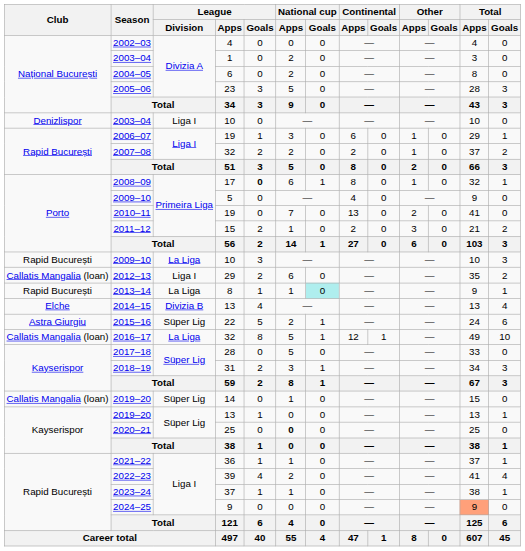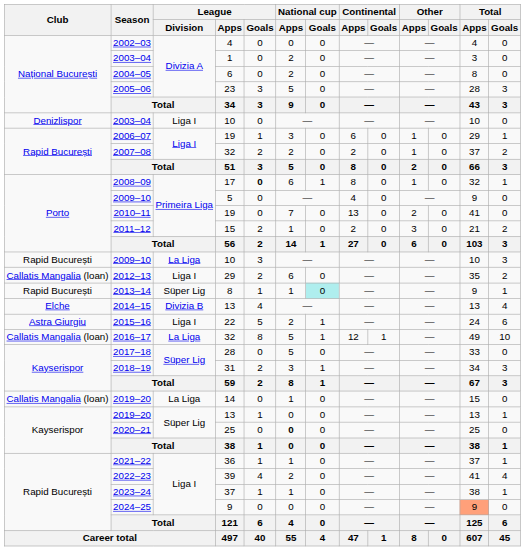(184, 290) La Liga -> (184, 290) Süper Lig
(184, 321) Süper Lig -> (184, 321) Liga I
(184, 399) Süper Lig -> (184, 399) La Liga
